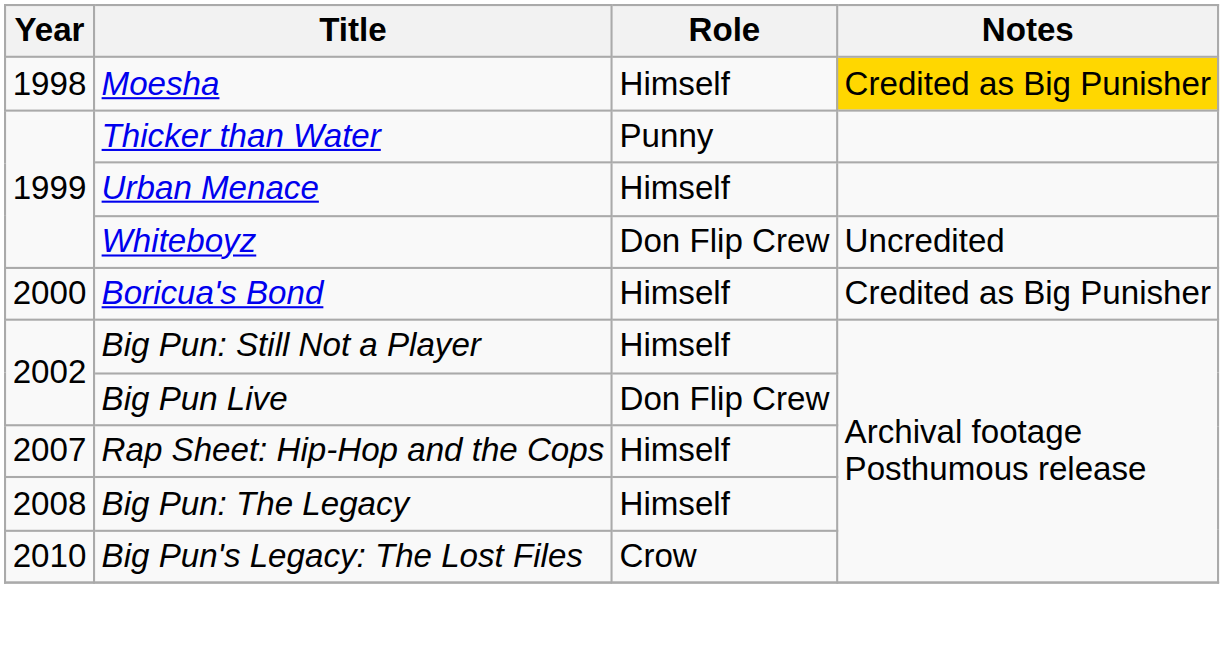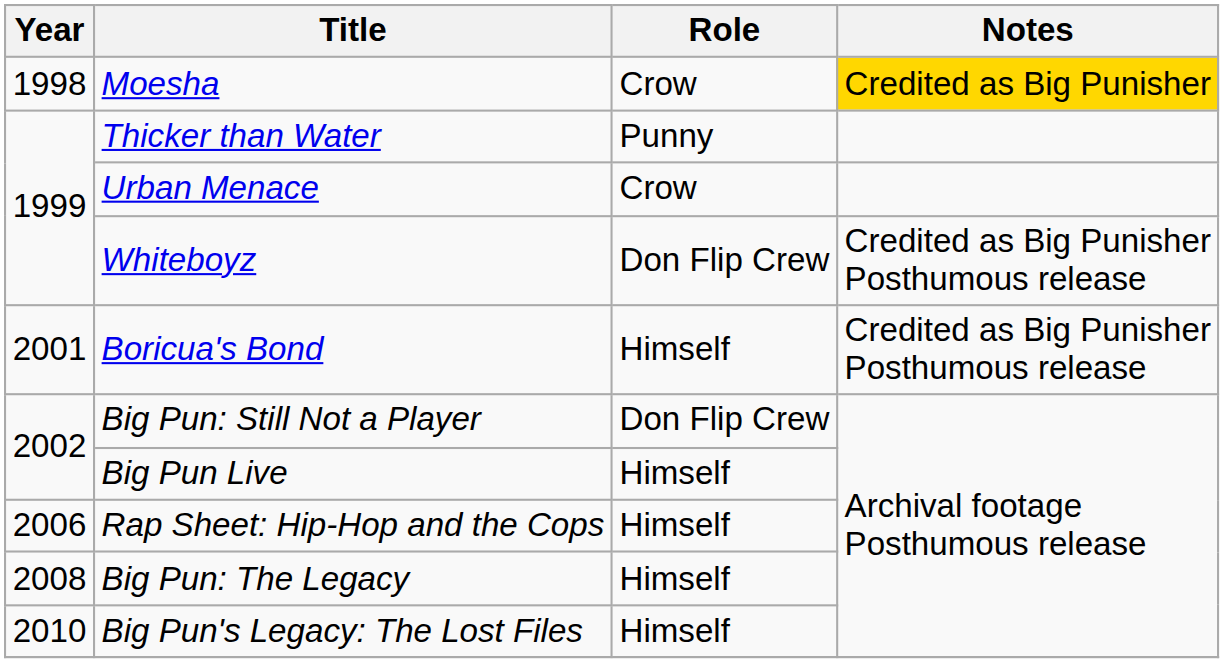(675, 83) Himself -> (658, 83) Crow
(675, 188) Himself -> (658, 188) Crow
(925, 240) Uncredited -> (1028, 259) Credited as Big Punisher Posthumous release
(50, 293) 2000 -> (50, 349) 2001
(1028, 293) Credited as Big Punisher -> (1028, 349) Credited as Big Punisher Posthumous release
(675, 345) Himself -> (724, 420) Don Flip Crew
(724, 398) Don Flip Crew -> (675, 472) Himself
(50, 450) 2007 -> (50, 525) 2006
(658, 556) Crow -> (675, 630) Himself
